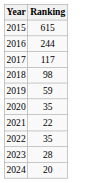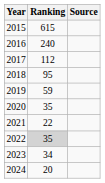+ column: (84, 12)
(48, 44) 244 -> (48, 44) 240
(48, 59) 117 -> (48, 59) 112
(48, 75) 98 -> (48, 75) 95
(48, 138) no background -> (48, 138) lightgrey background
(48, 154) 28 -> (48, 154) 34
